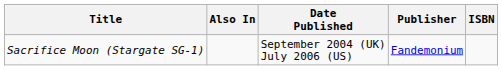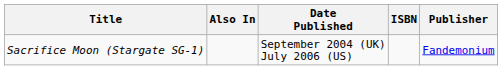columns swapped: (427, 20) <-> (481, 20)
